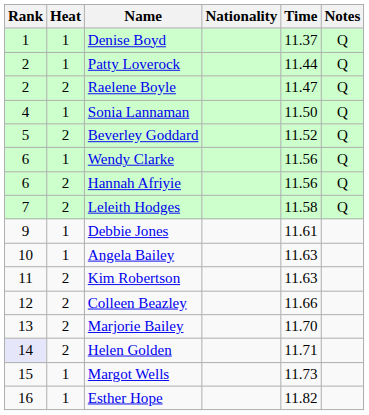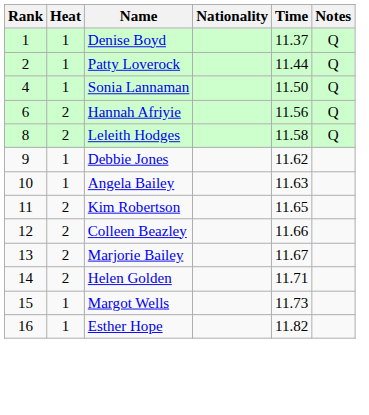- row: (132, 87)
- row: (143, 135)
- row: (131, 159)
(25, 207) 7 -> (25, 135) 8
(301, 231) 11.61 -> (292, 159) 11.62
(301, 278) 11.63 -> (292, 207) 11.65
(301, 326) 11.70 -> (292, 254) 11.67
(25, 350) lavender background -> (25, 278) no background
